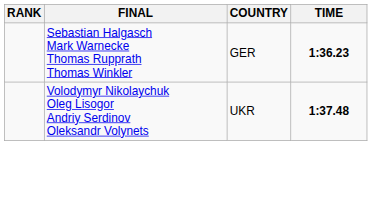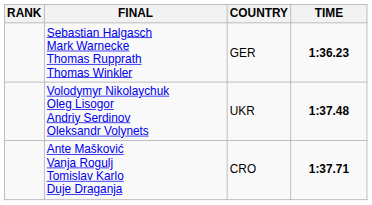+ row: (85, 170)
